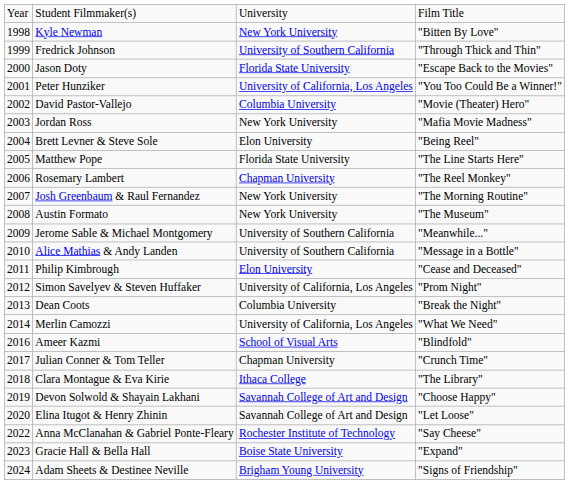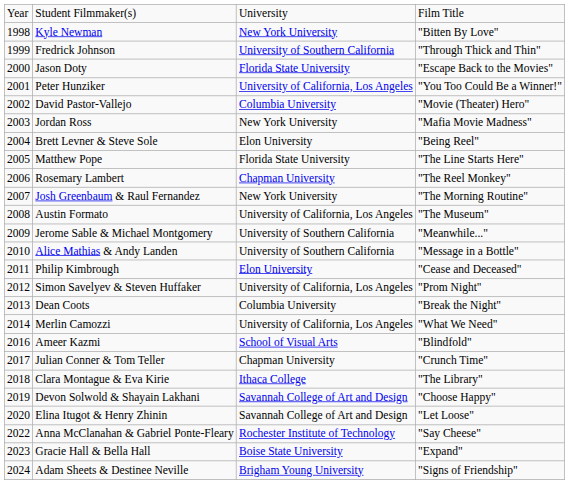(288, 214) New York University -> (326, 214) University of California, Los Angeles
